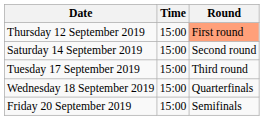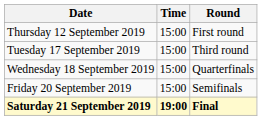(218, 32) lightsalmon background -> (218, 32) no background
- row: (75, 50)
+ row: (79, 106)
